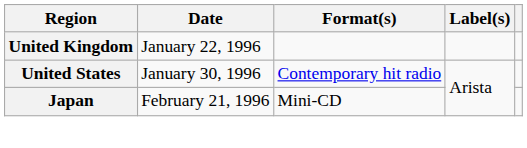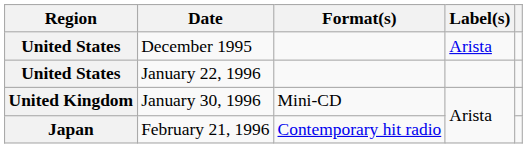+ row: (197, 45)
(71, 45) United Kingdom -> (71, 73) United States
(71, 73) United States -> (71, 101) United Kingdom
(359, 73) Contemporary hit radio -> (310, 101) Mini-CD
(310, 101) Mini-CD -> (359, 128) Contemporary hit radio
